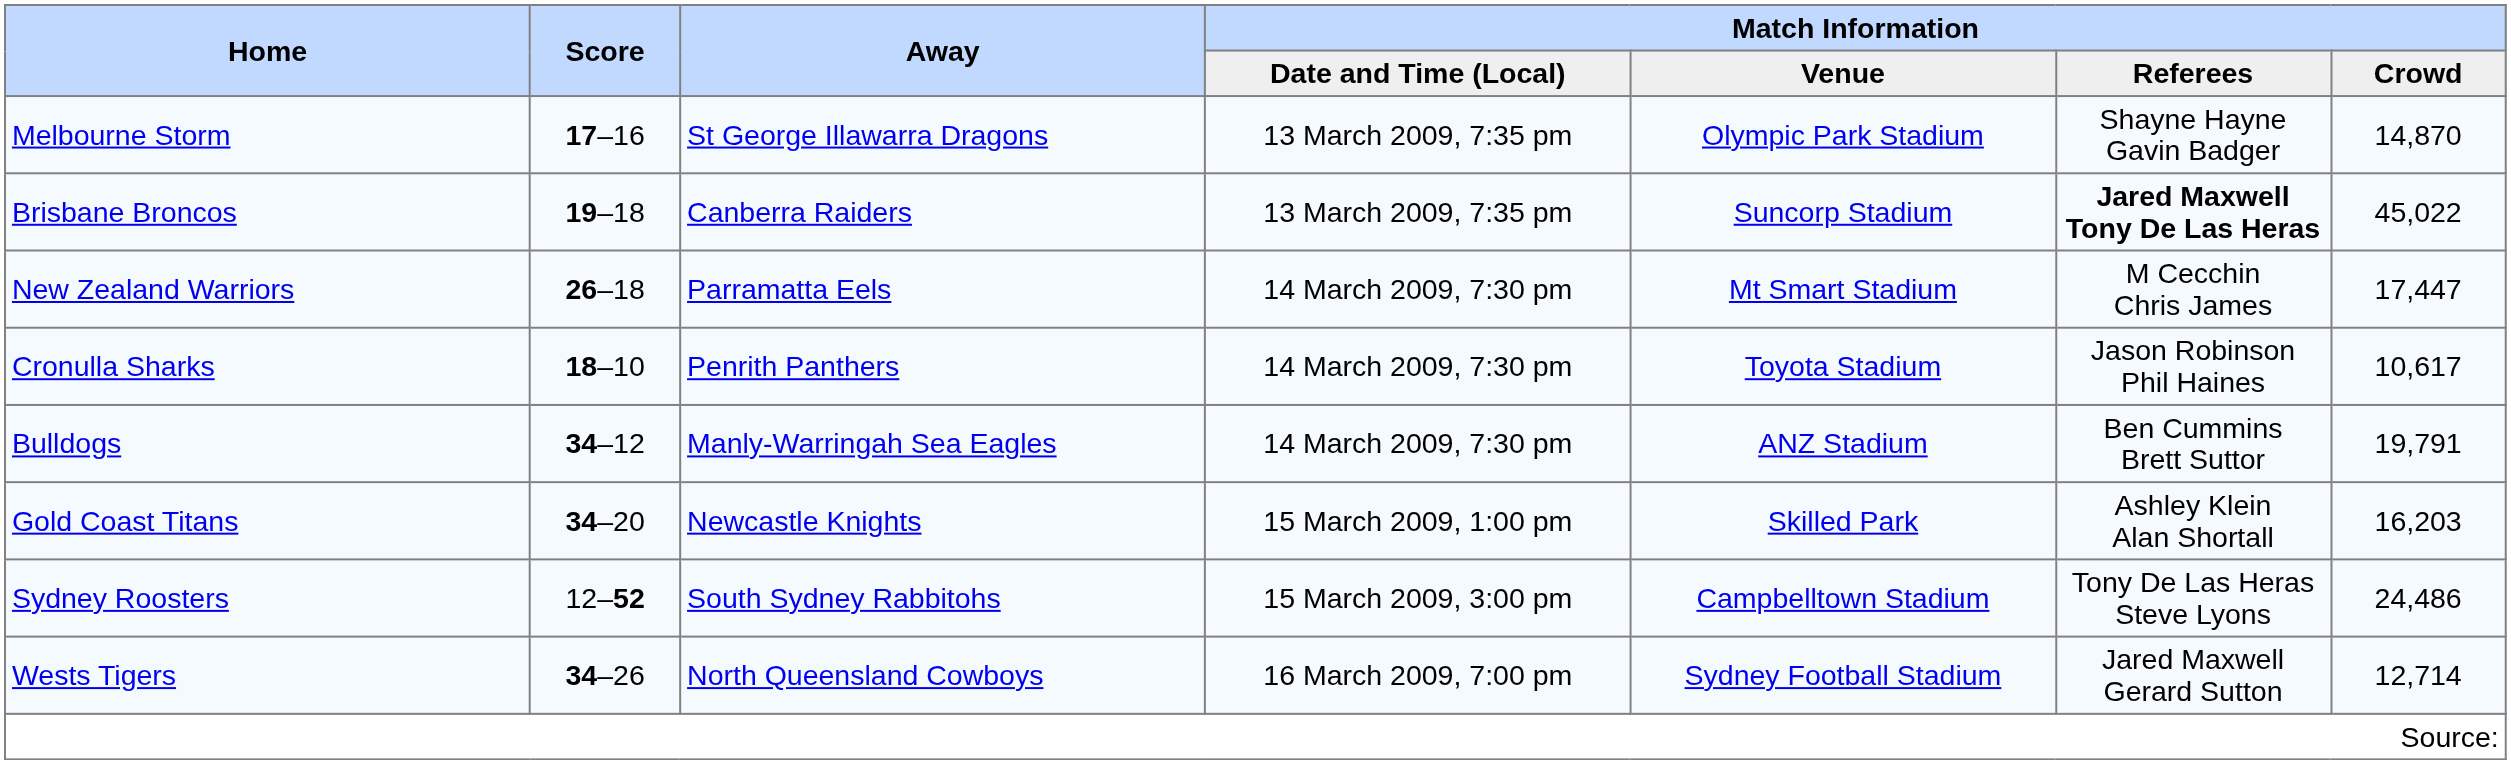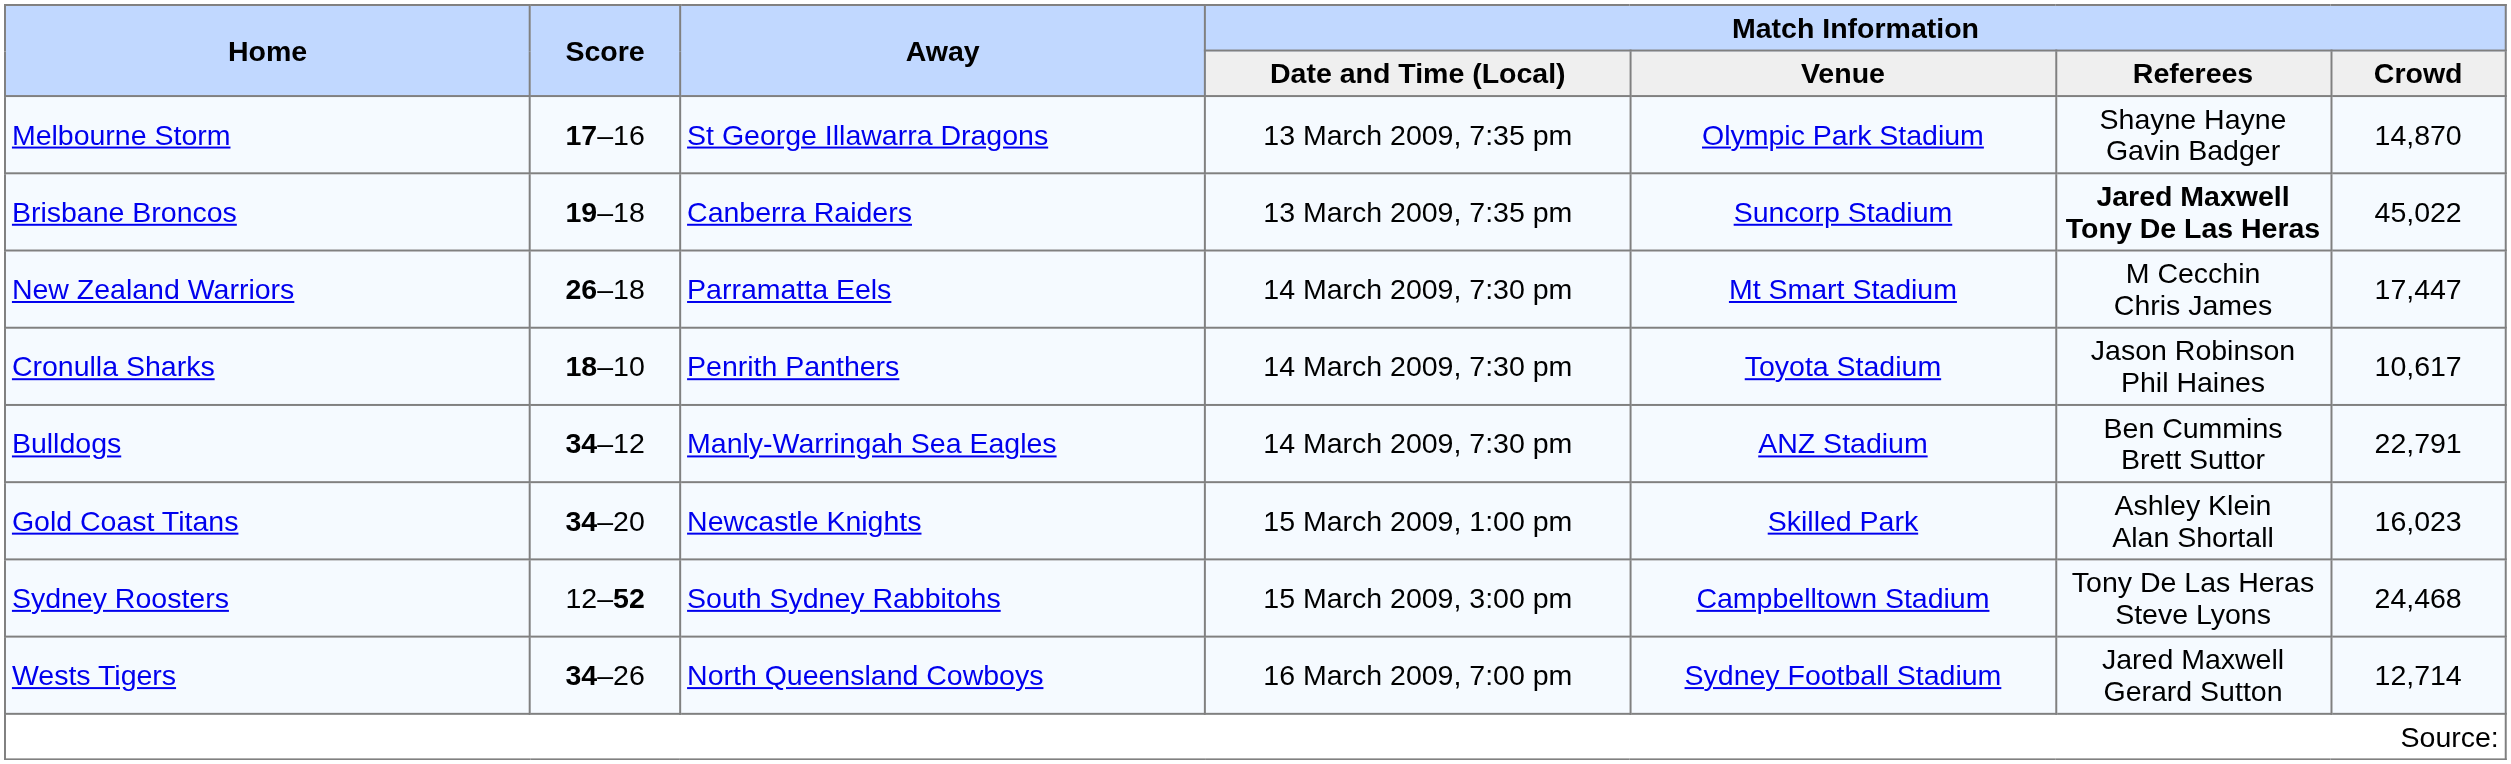(2418, 444) 19,791 -> (2418, 444) 22,791
(2418, 521) 16,203 -> (2418, 521) 16,023
(2418, 598) 24,486 -> (2418, 598) 24,468
